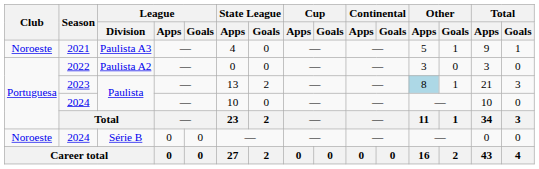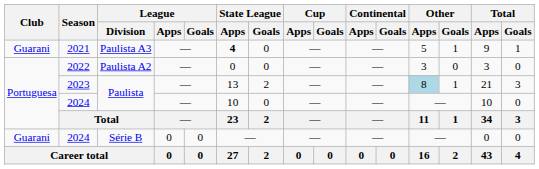(32, 48) Noroeste -> (32, 48) Guarani
(233, 48) normal -> (233, 48) bold
(32, 137) Noroeste -> (32, 137) Guarani
